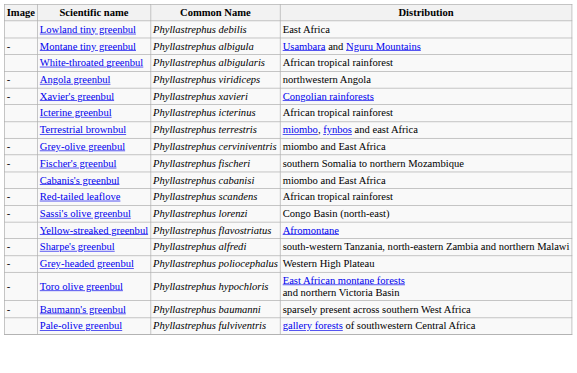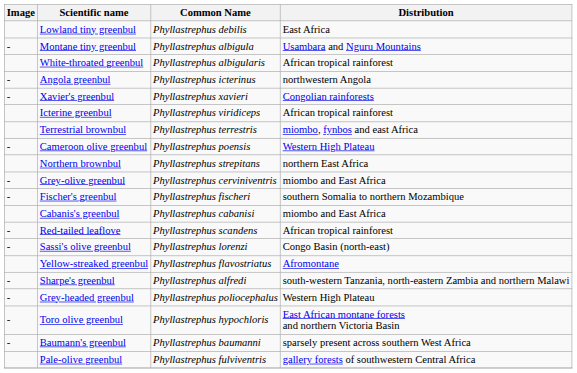(207, 79) Phyllastrephus viridiceps -> (204, 79) Phyllastrephus icterinus
(204, 113) Phyllastrephus icterinus -> (207, 113) Phyllastrephus viridiceps
+ row: (93, 146)
+ row: (80, 163)
